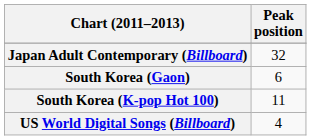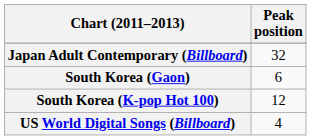(278, 100) 11 -> (278, 100) 12
